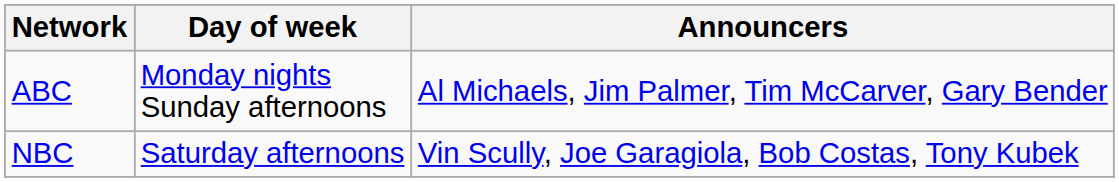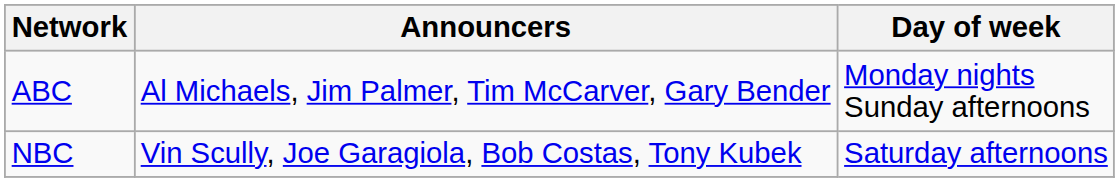columns swapped: (273, 27) <-> (763, 27)
